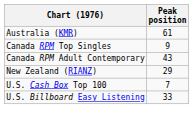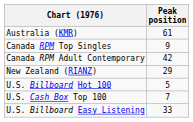(168, 59) 43 -> (168, 59) 42
+ row: (59, 85)
